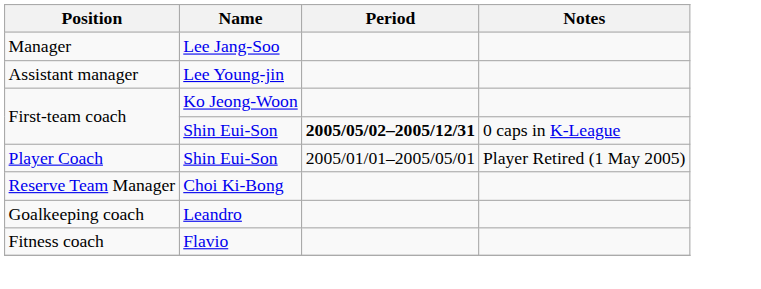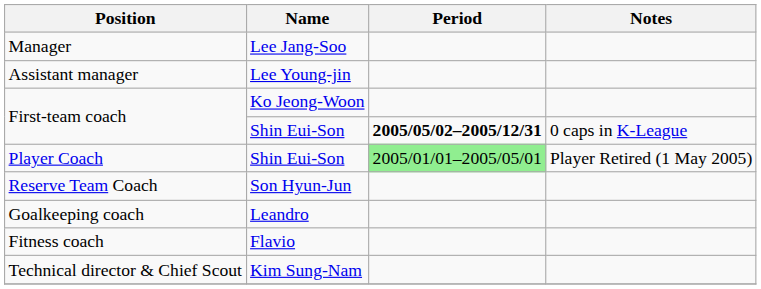(390, 158) no background -> (457, 158) lightgreen background
- row: (92, 185)
+ row: (83, 185)
+ row: (125, 269)
